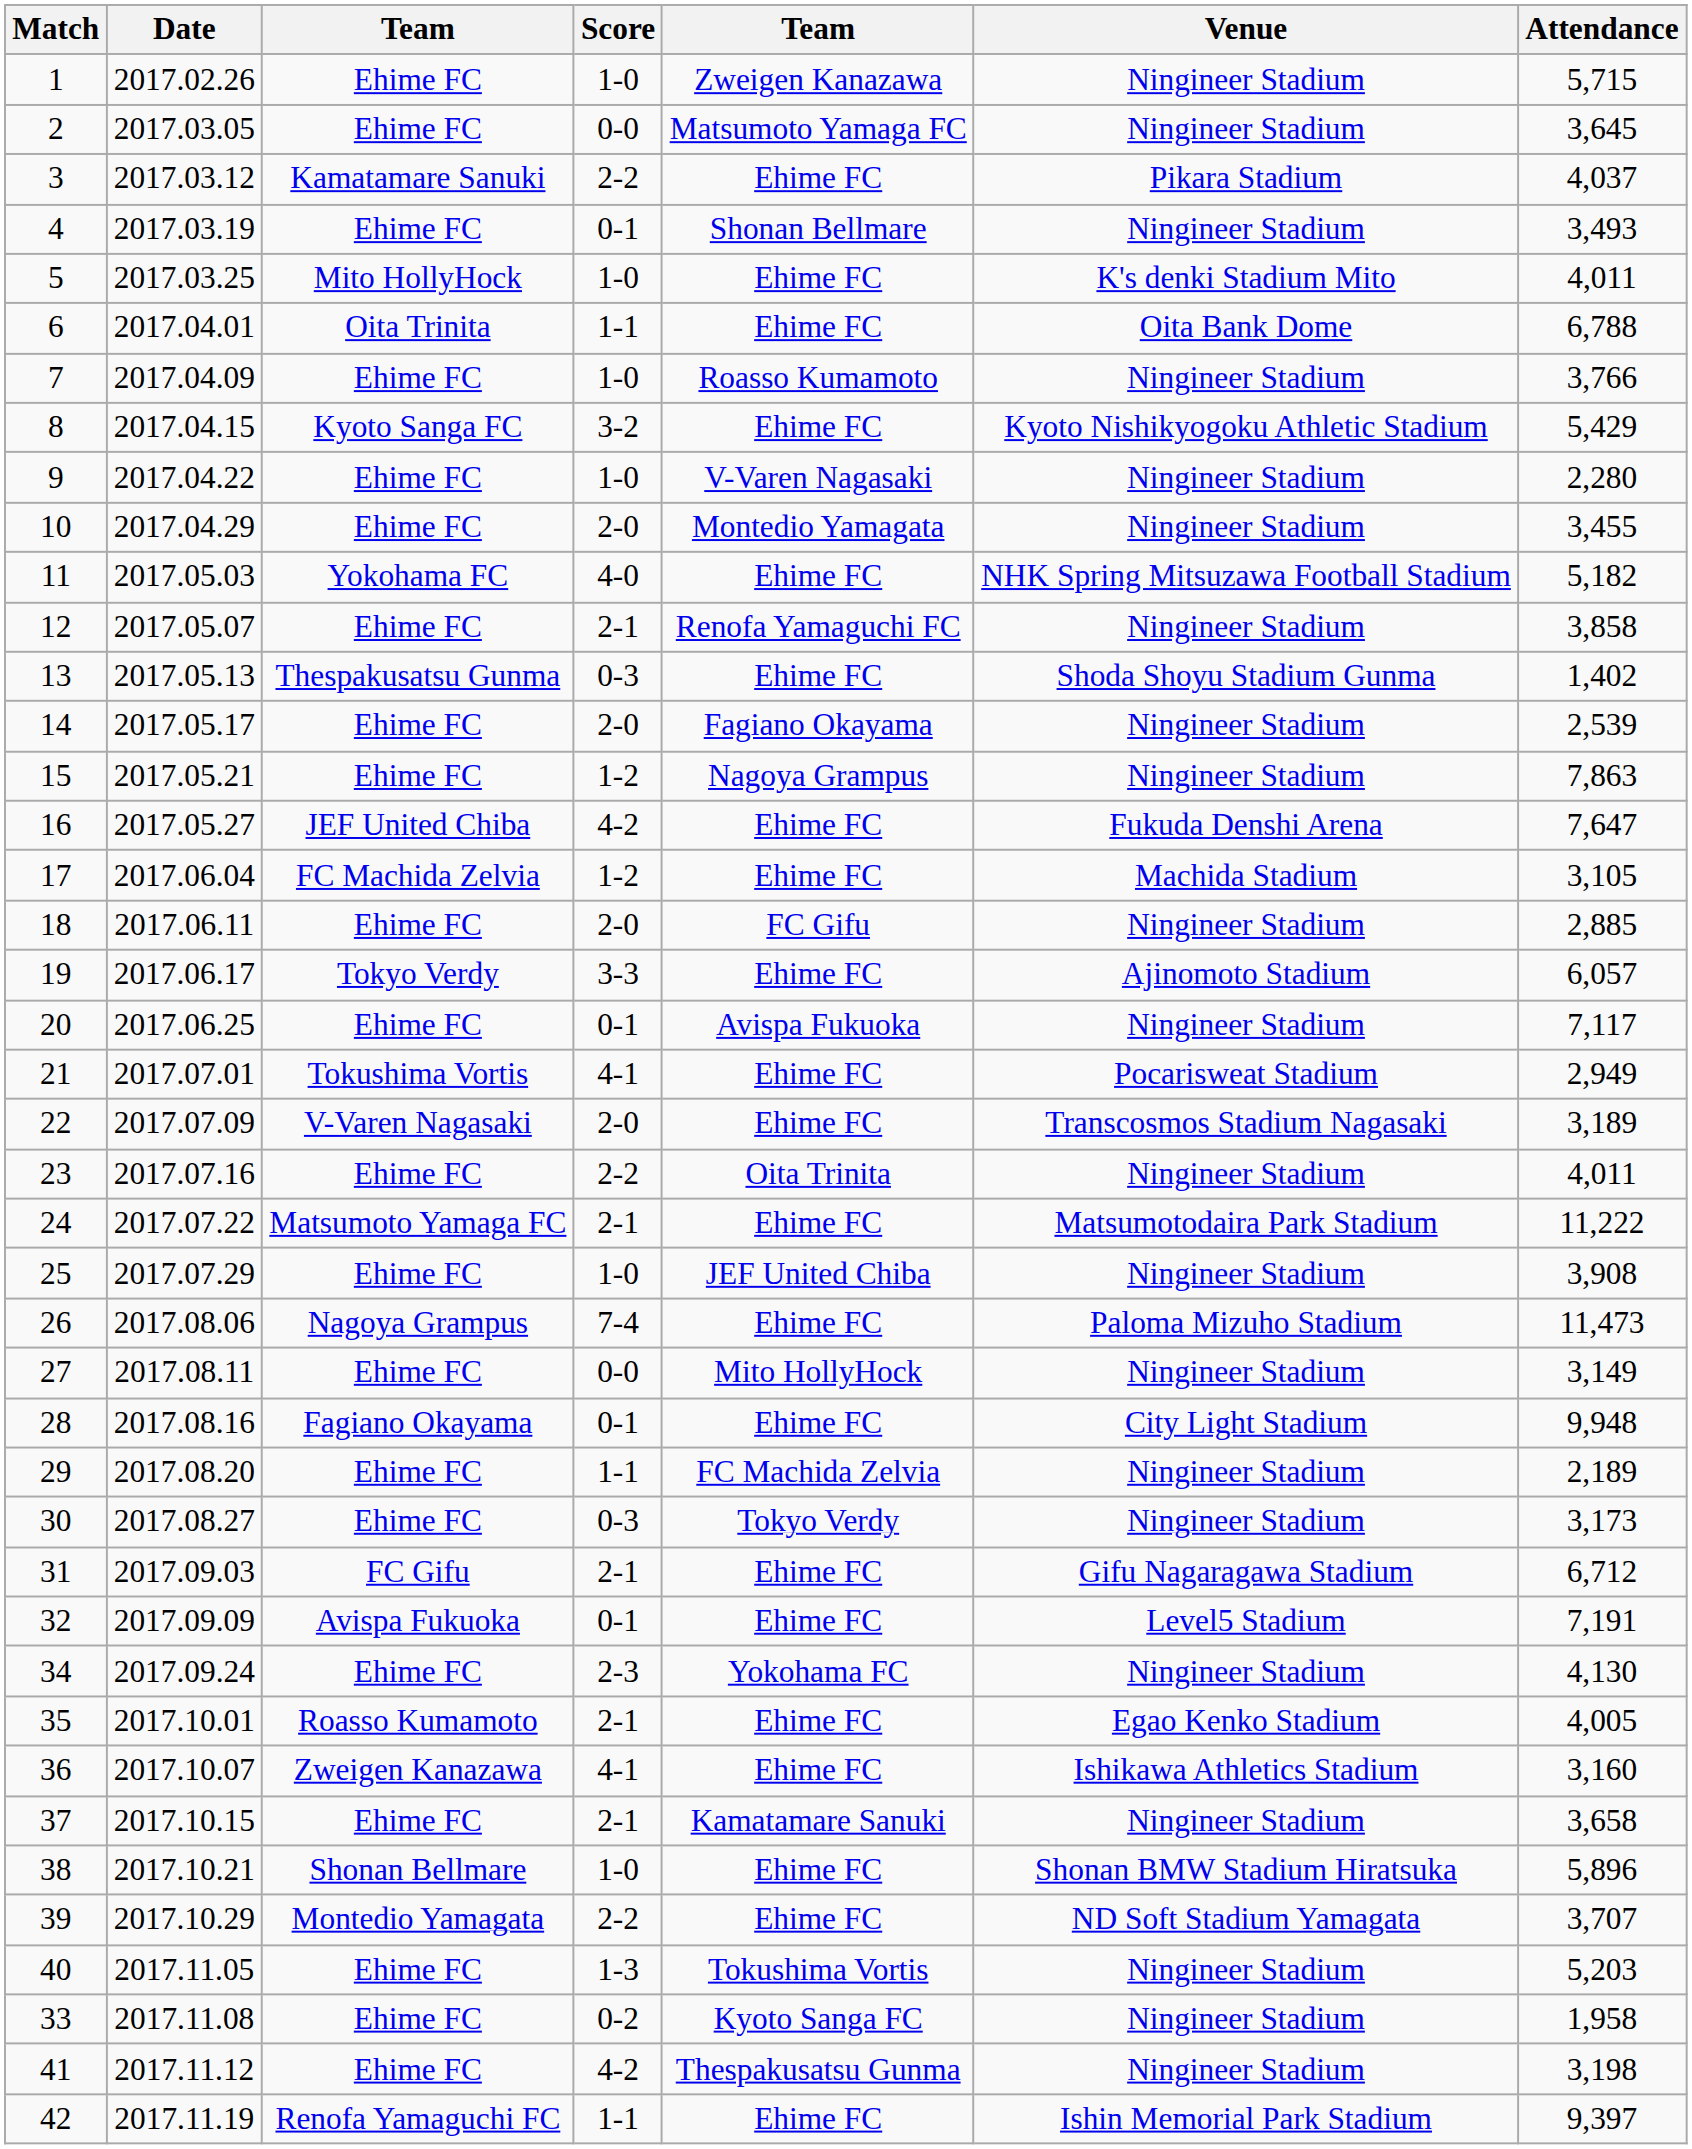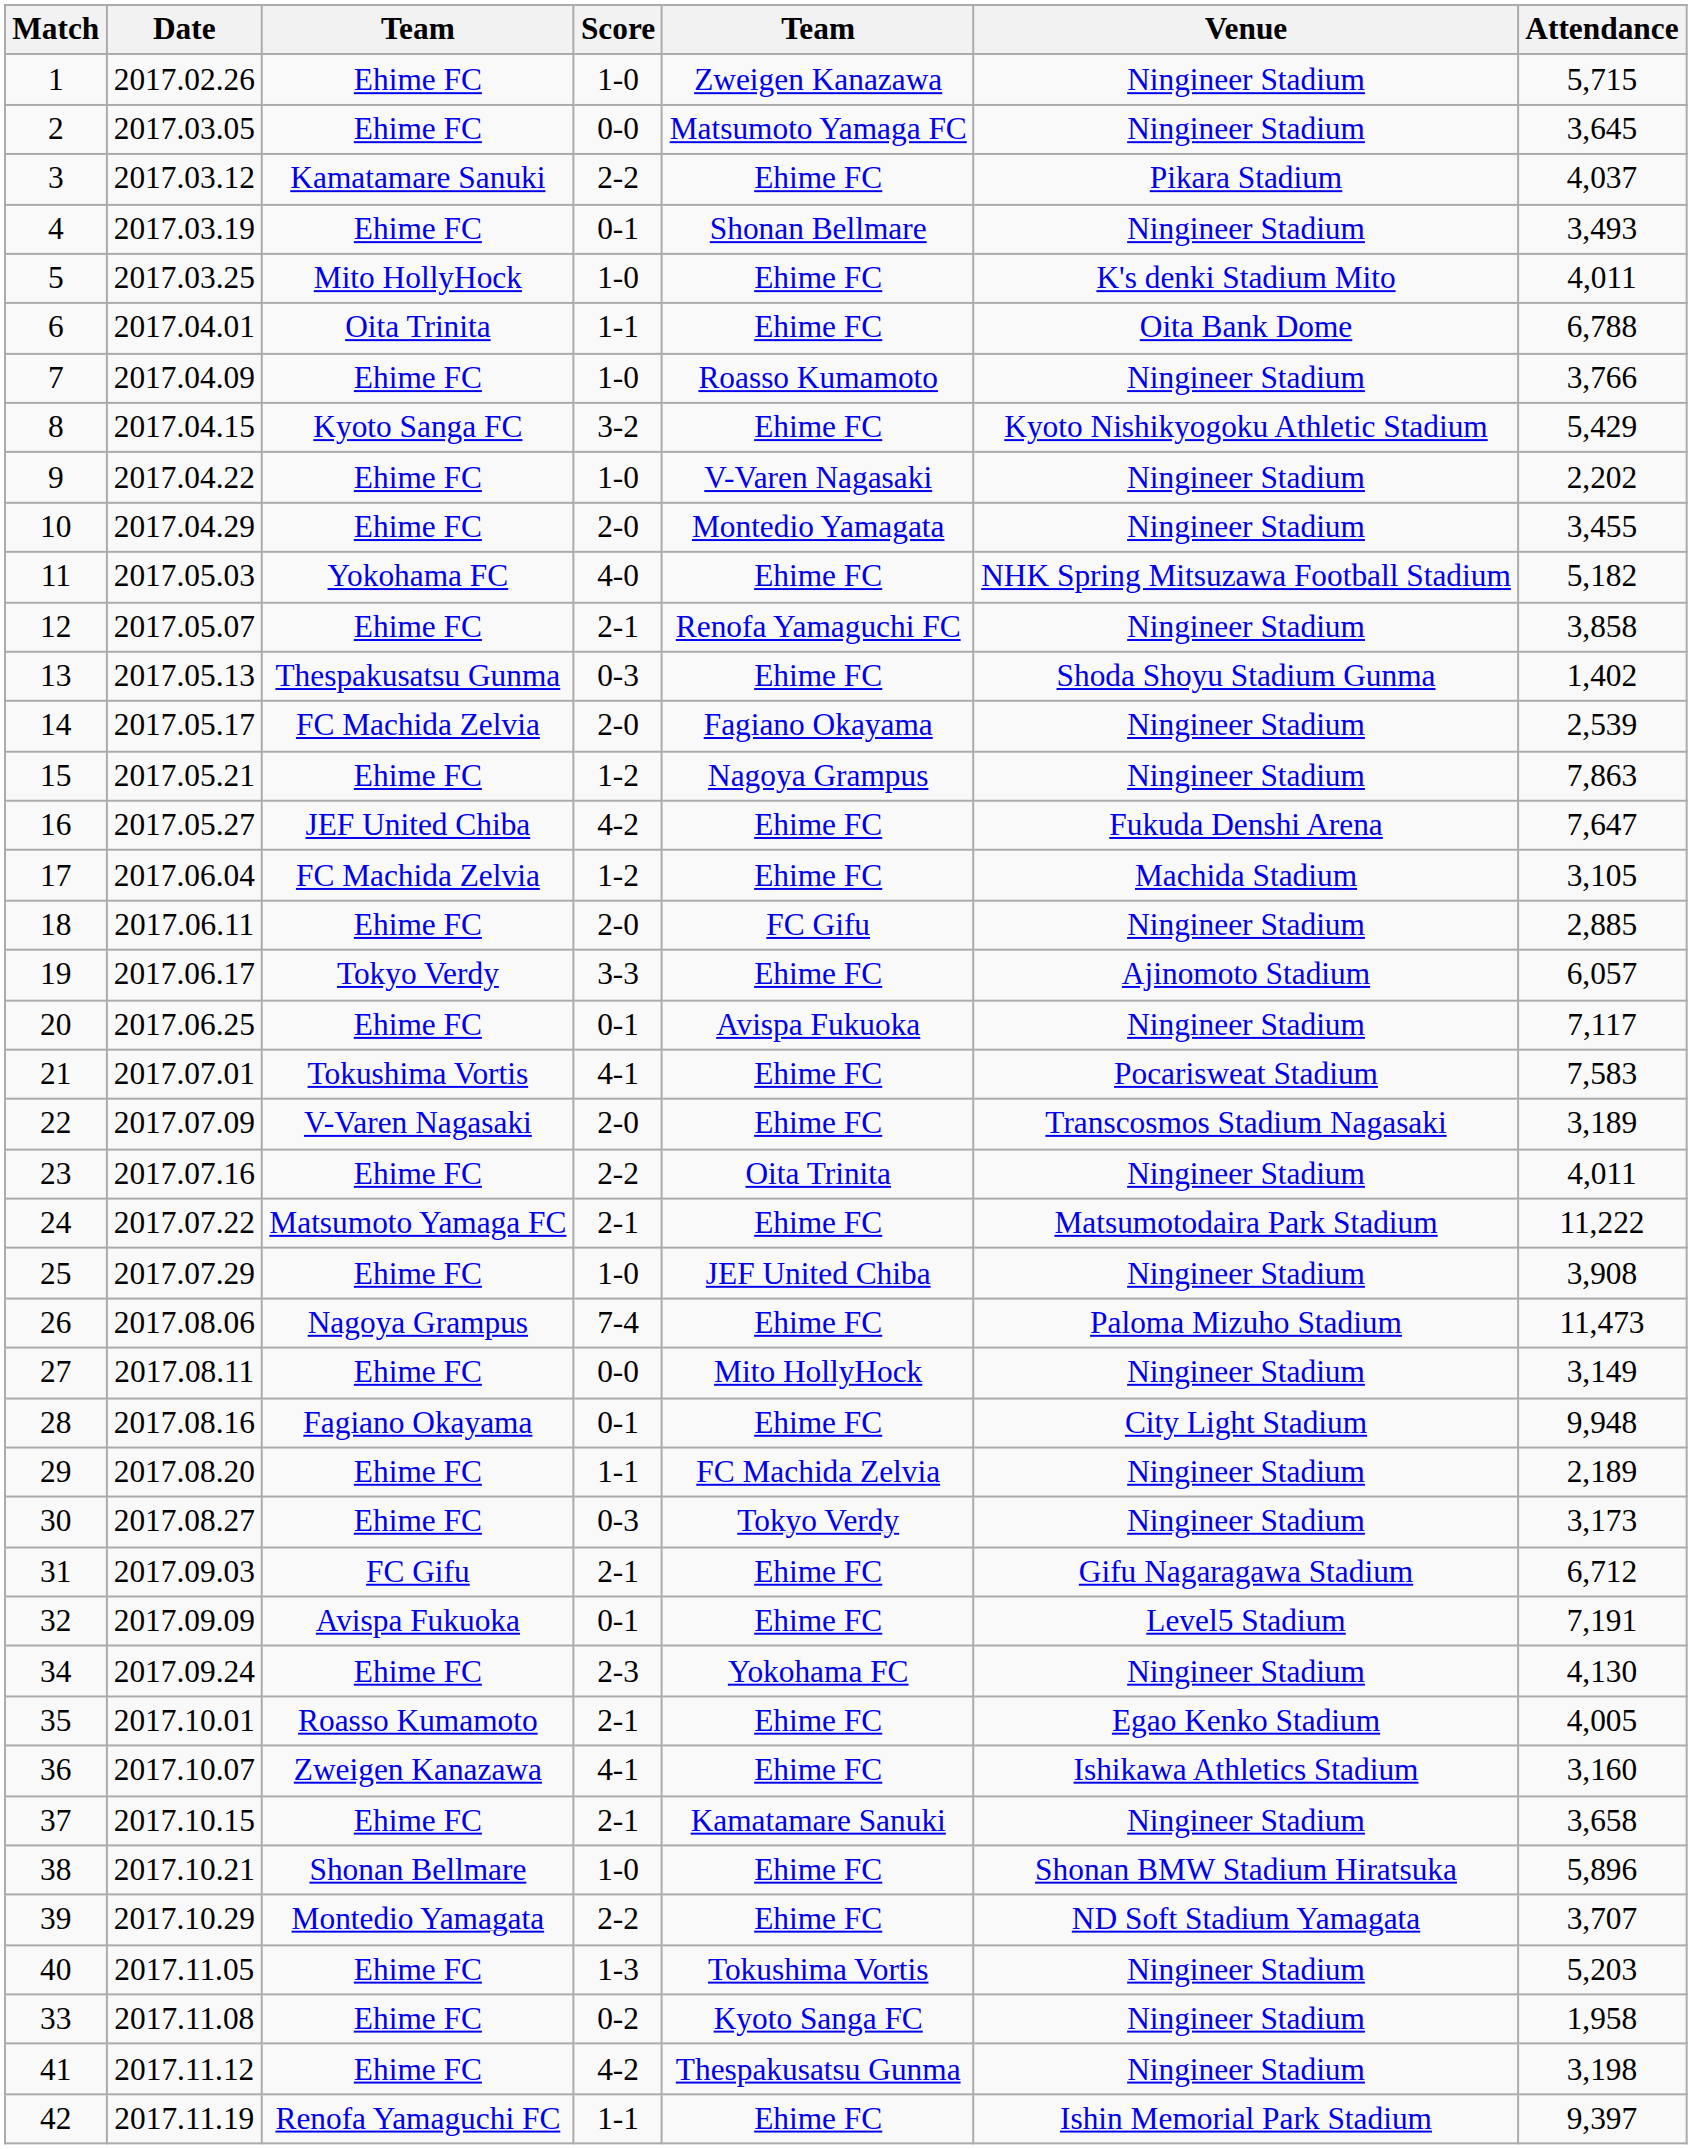(1602, 476) 2,280 -> (1602, 476) 2,202
(418, 725) Ehime FC -> (418, 725) FC Machida Zelvia
(1602, 1073) 2,949 -> (1602, 1073) 7,583
